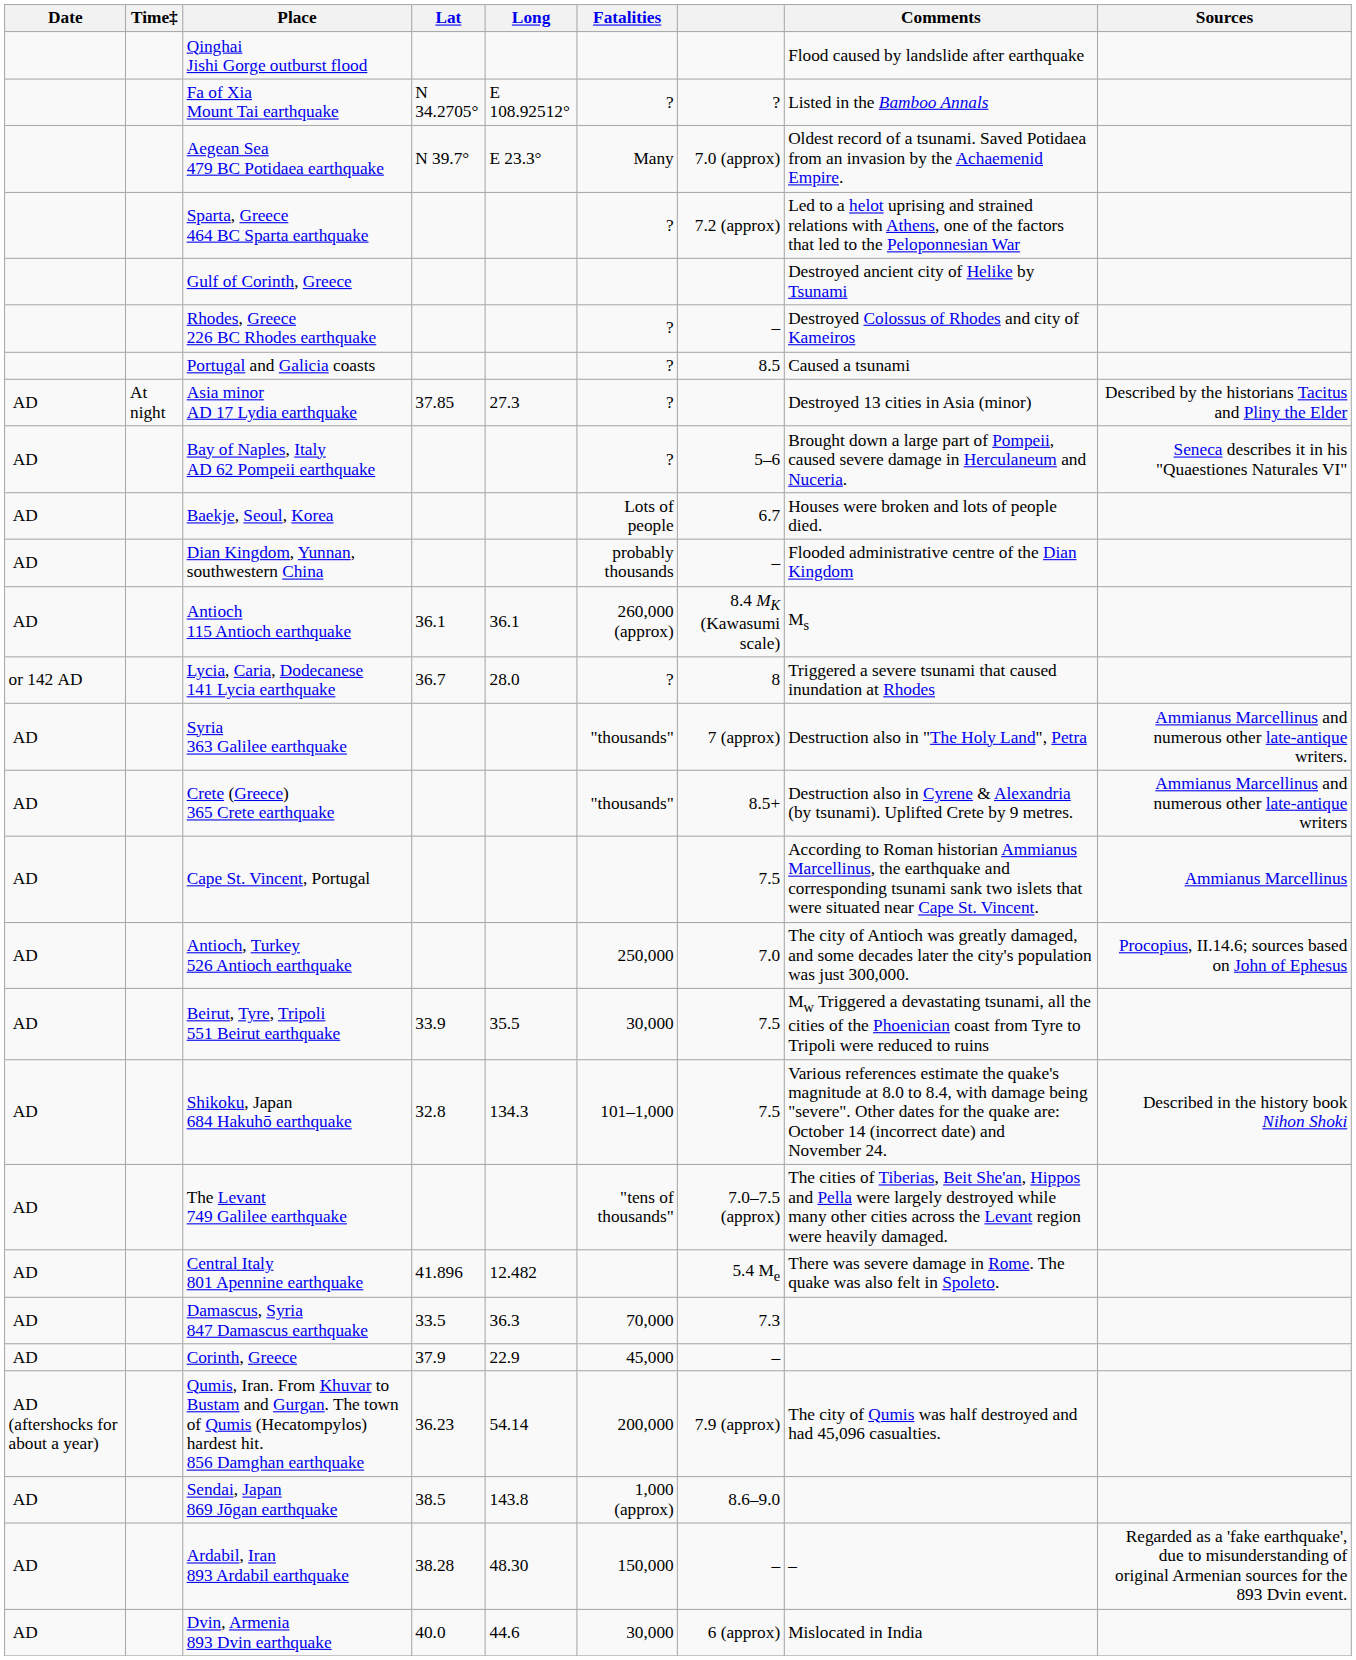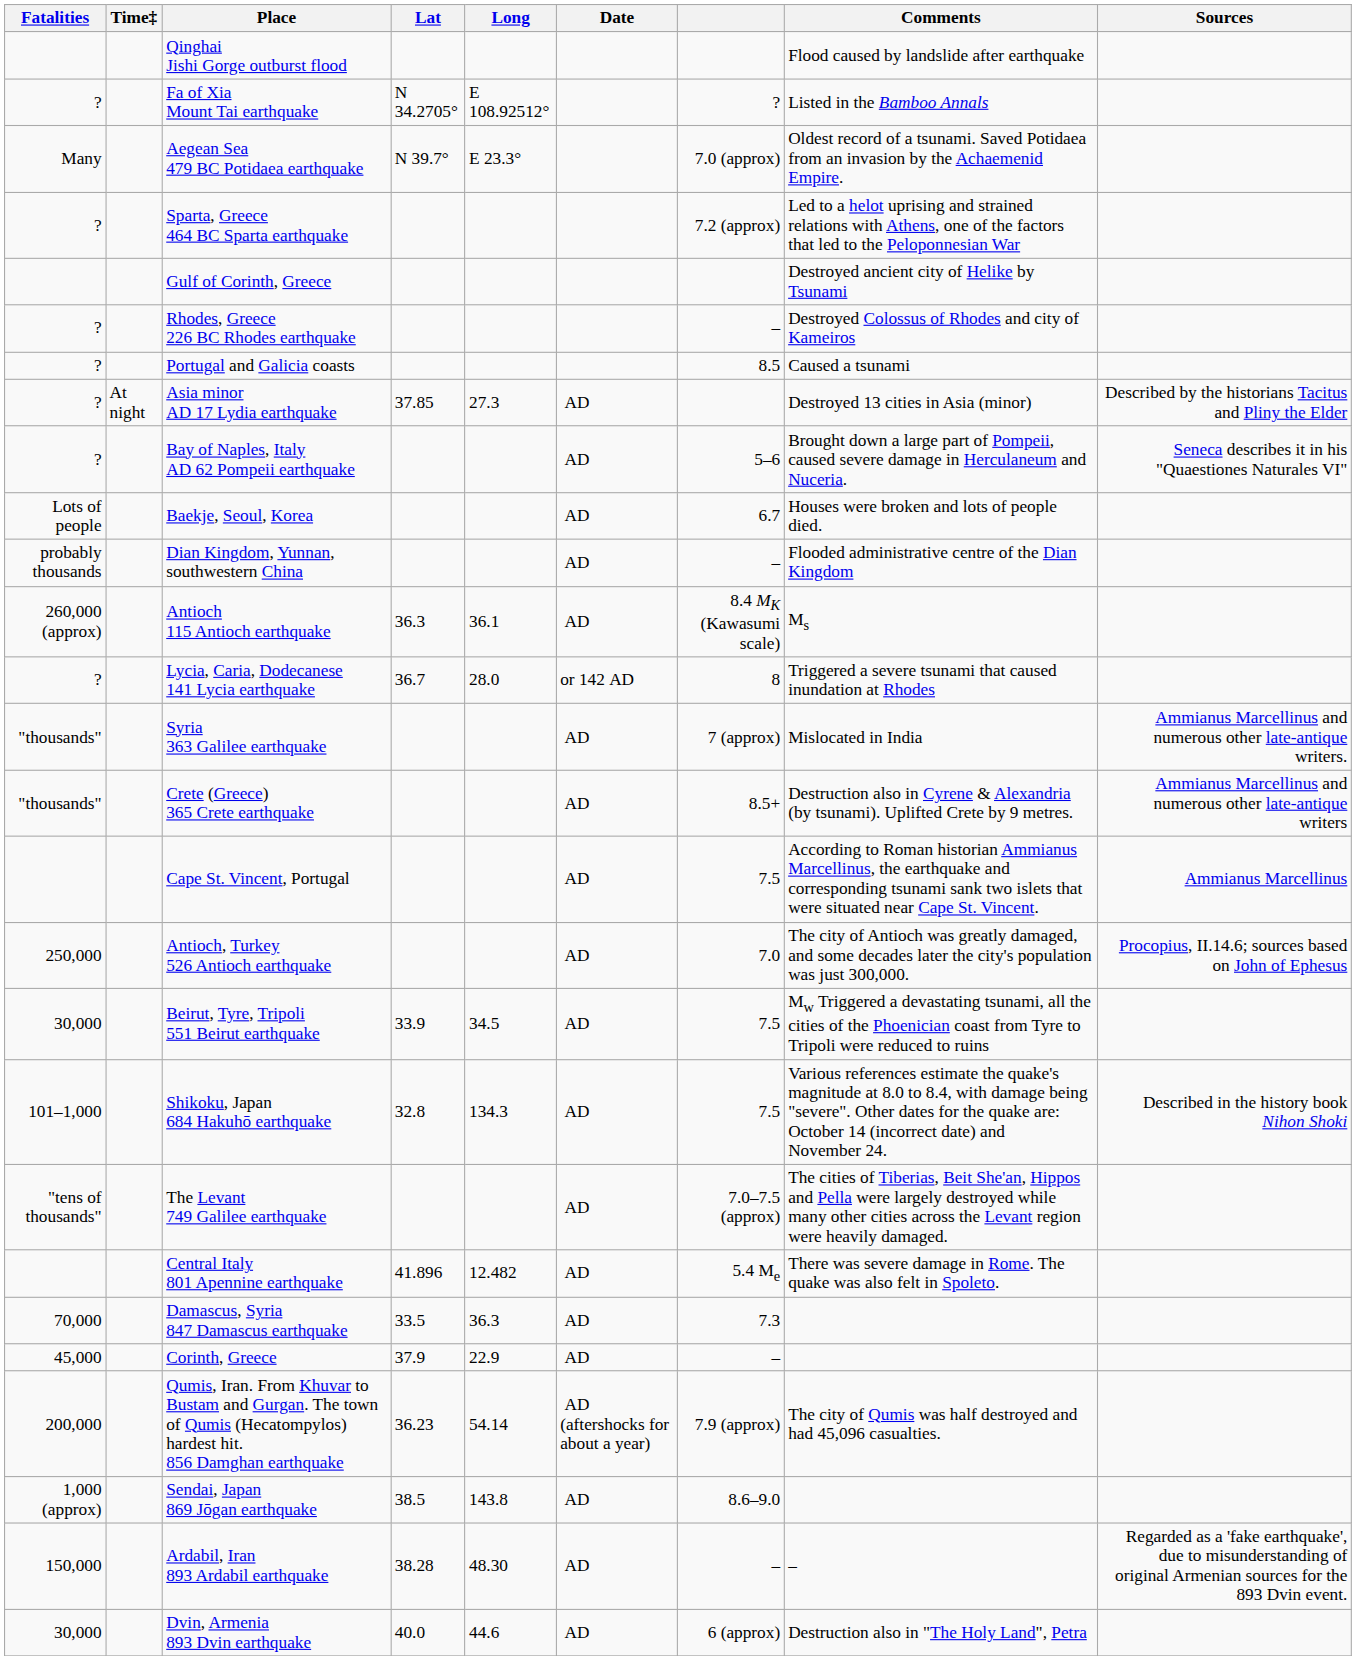columns swapped: (65, 18) <-> (627, 18)
(430, 621) 36.1 -> (410, 621) 36.3
(937, 736) Destruction also in "The Holy Land", Petra -> (855, 736) Mislocated in India
(505, 1023) 35.5 -> (484, 1023) 34.5
(855, 1632) Mislocated in India -> (937, 1632) Destruction also in "The Holy Land", Petra
